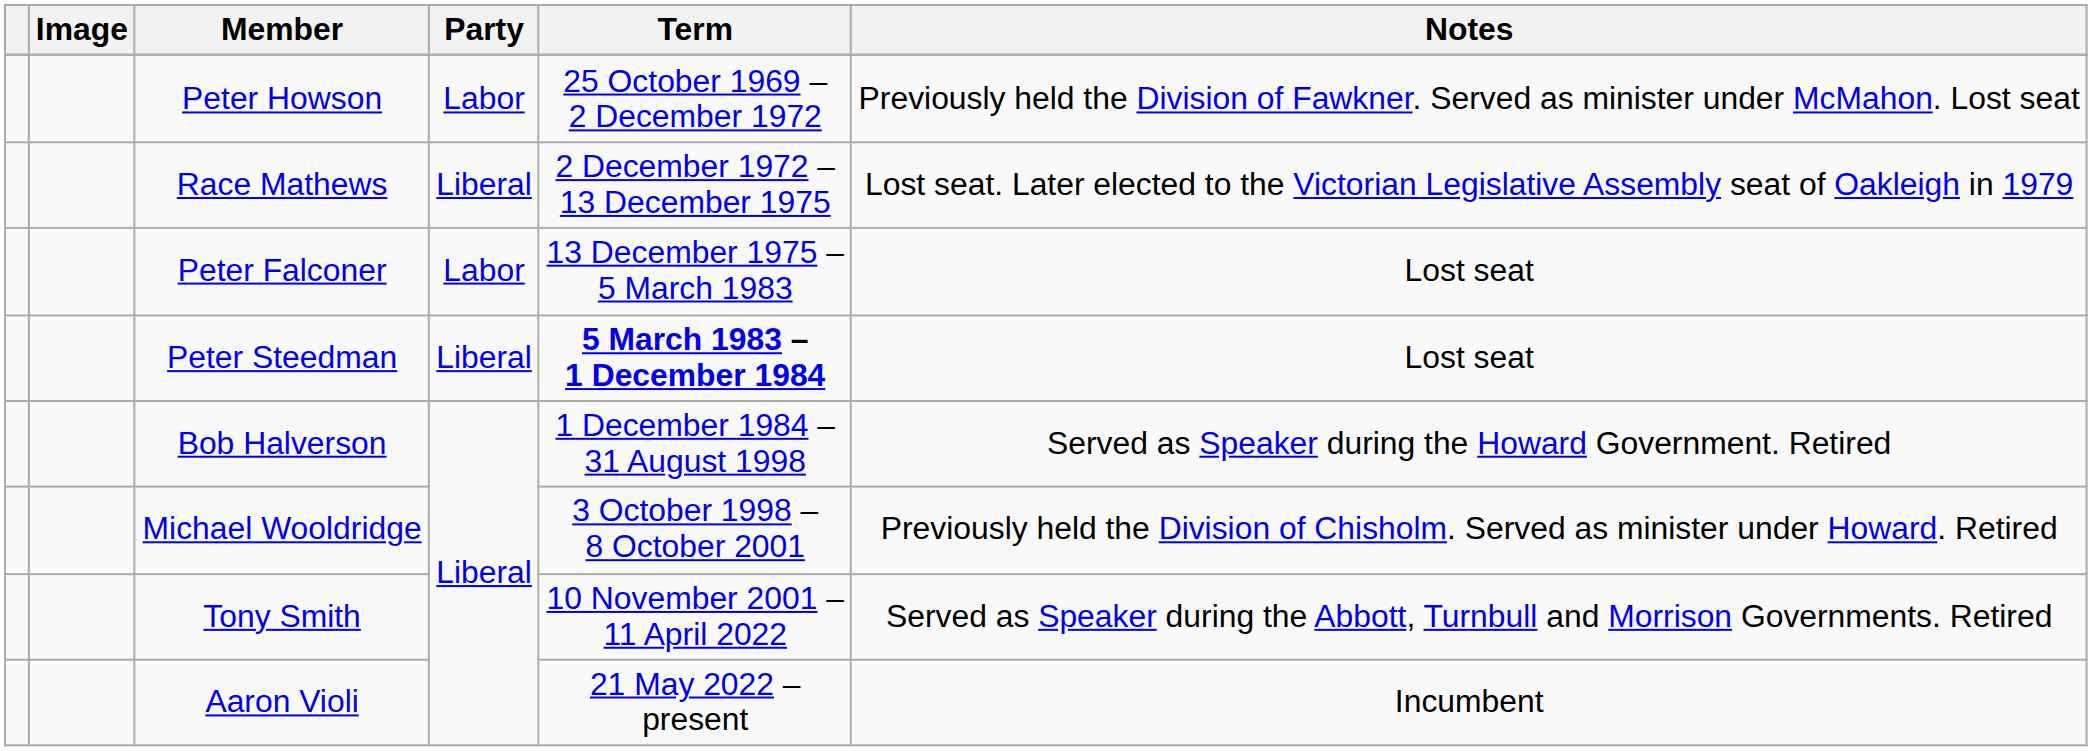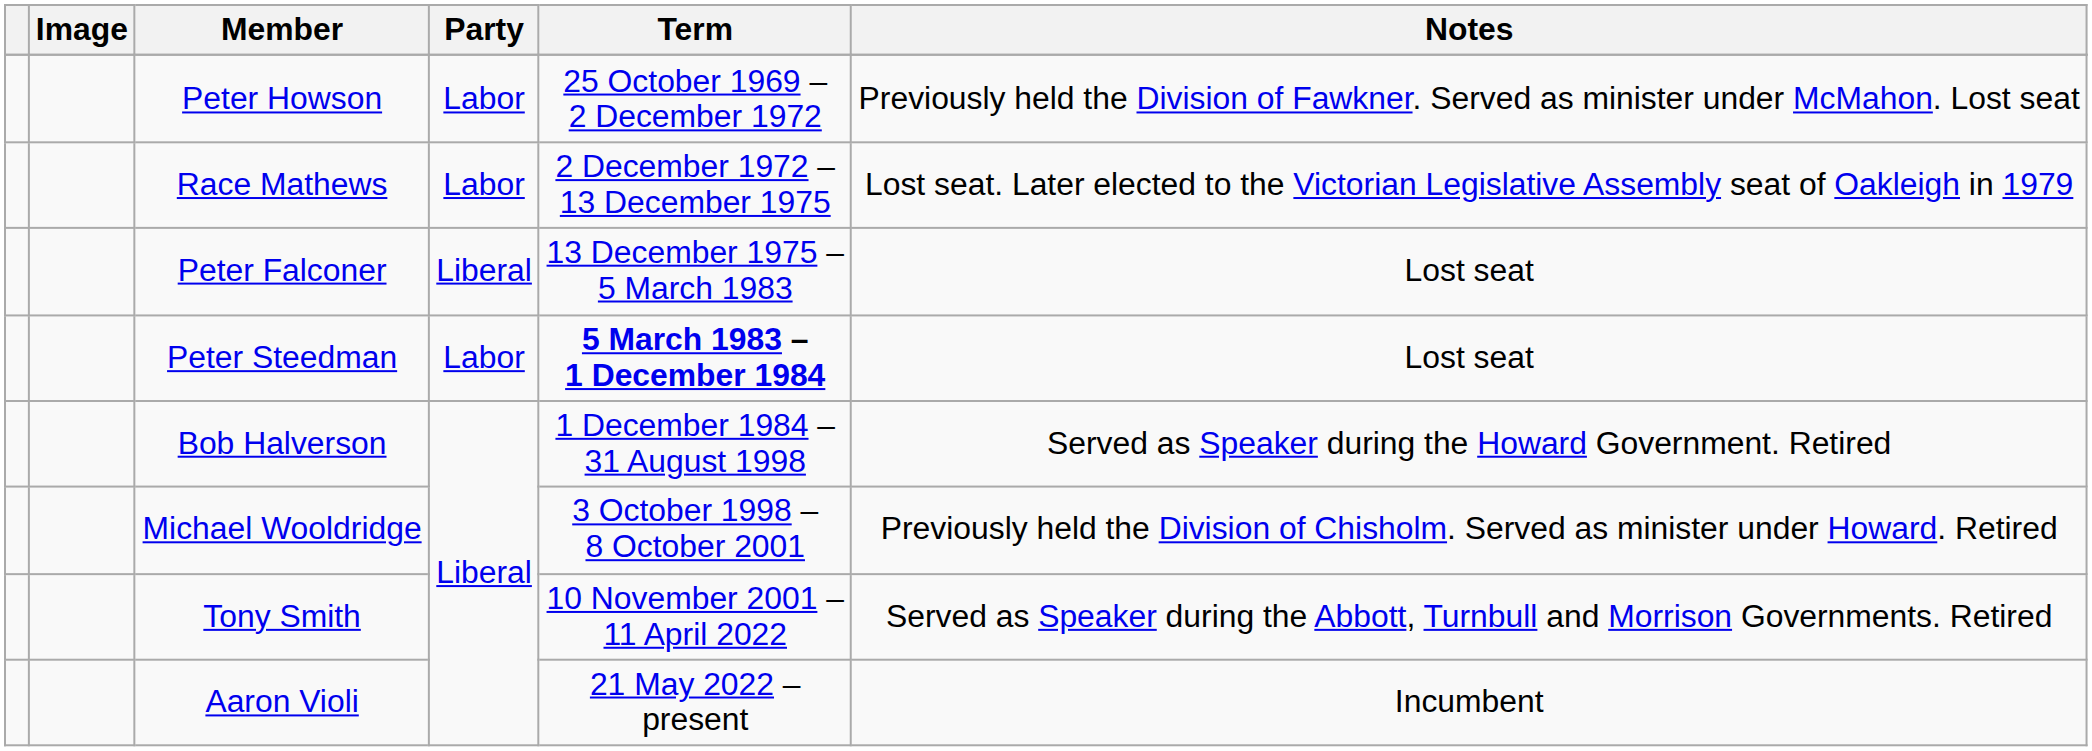(484, 184) Liberal -> (484, 184) Labor
(484, 270) Labor -> (484, 270) Liberal
(484, 357) Liberal -> (484, 357) Labor
